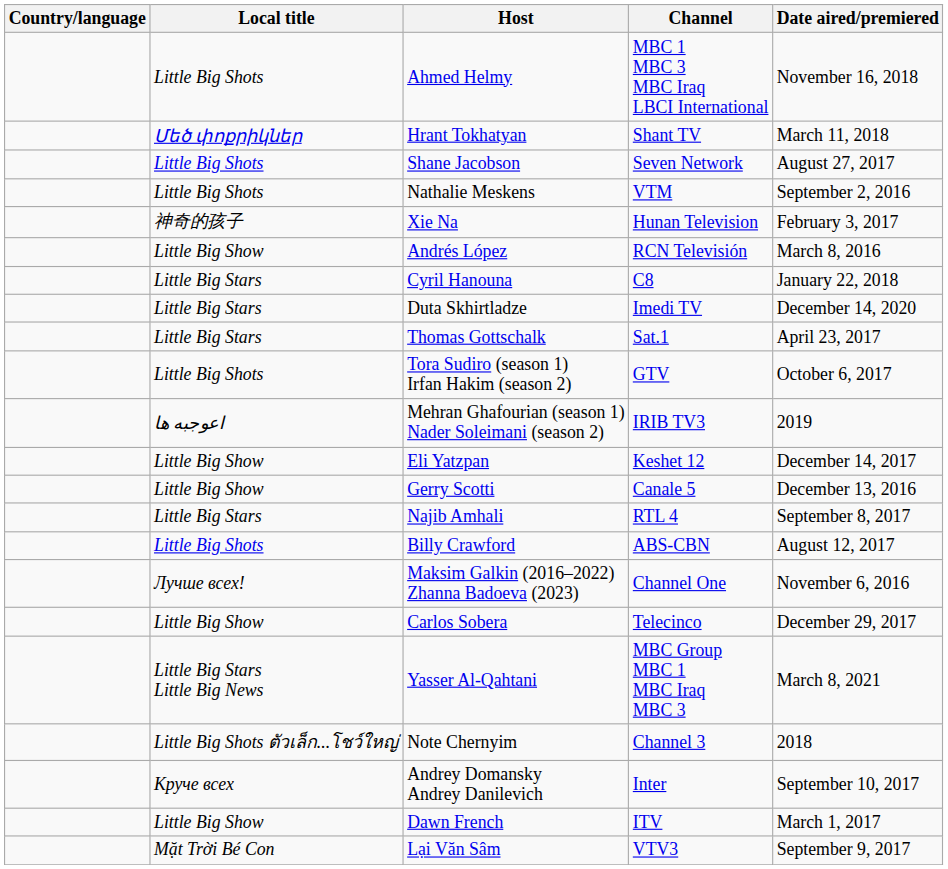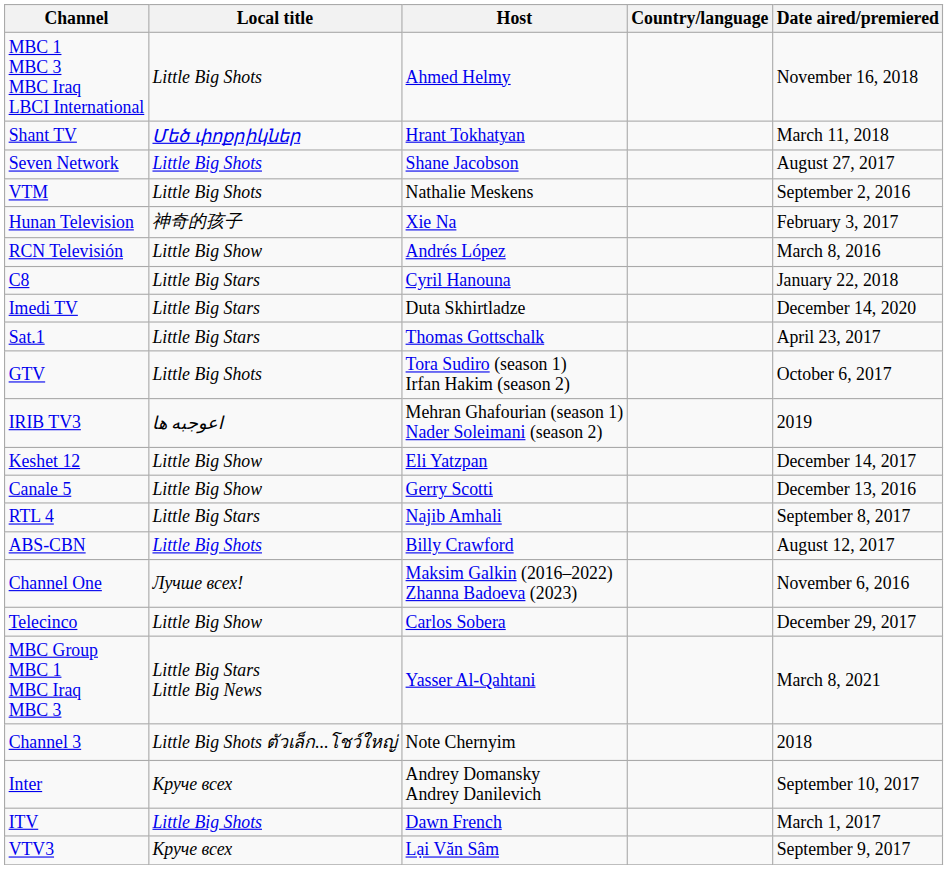columns swapped: (77, 18) <-> (701, 18)
(209, 822) Little Big Show -> (207, 822) Little Big Shots
(214, 850) Mặt Trời Bé Con -> (192, 850) Круче всех
